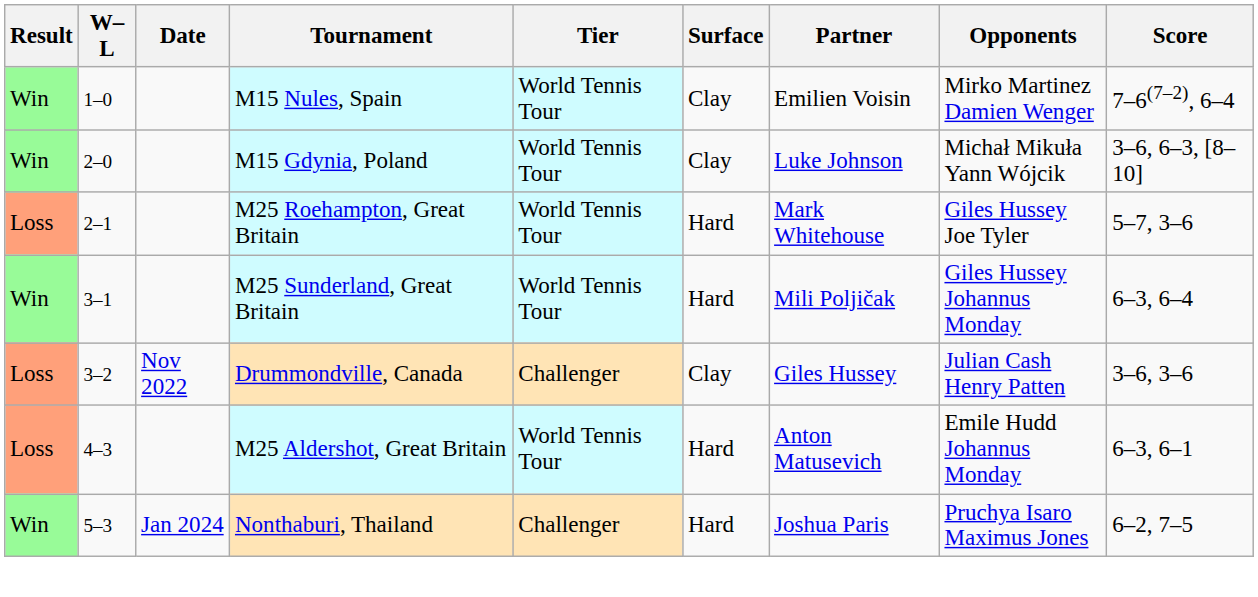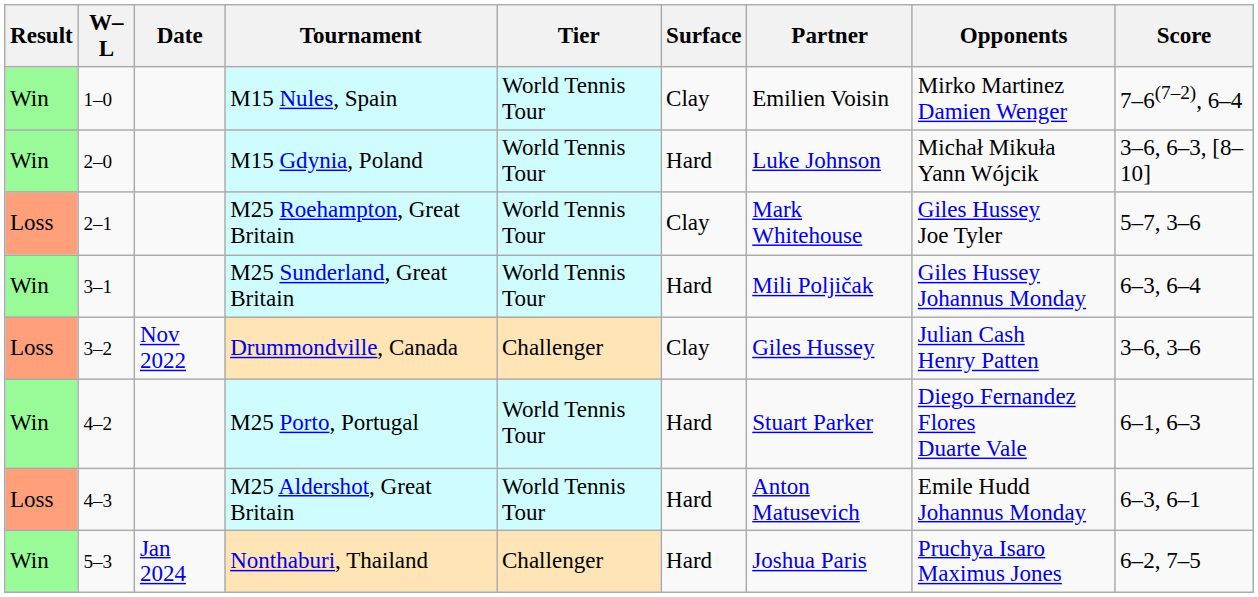(710, 160) Clay -> (689, 160) Hard
(711, 223) Hard -> (688, 223) Clay
+ row: (325, 423)
